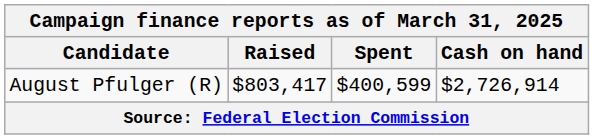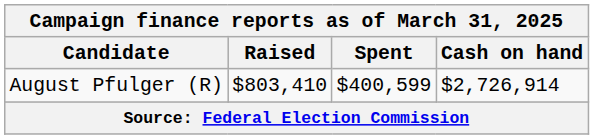(280, 85) $803,417 -> (280, 85) $803,410
